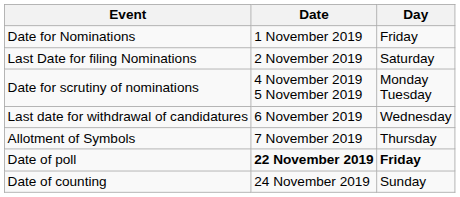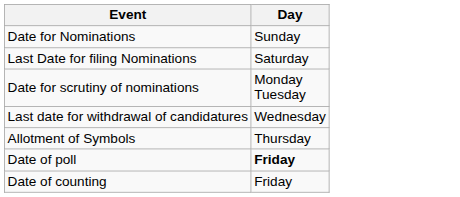- column: (314, 15)
(399, 36) Friday -> (277, 36) Sunday
(403, 181) Sunday -> (273, 181) Friday
